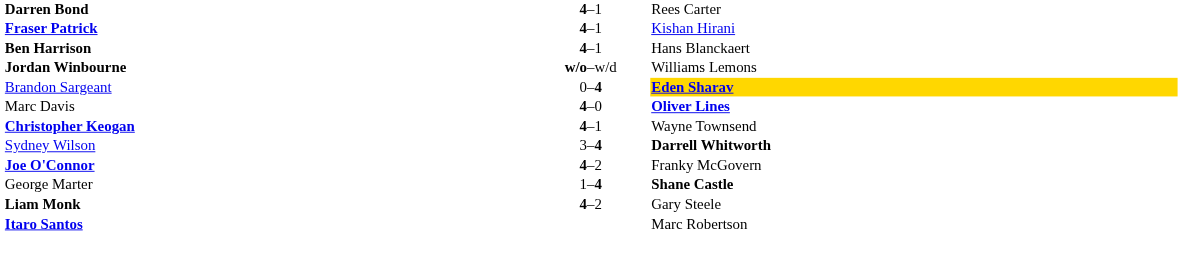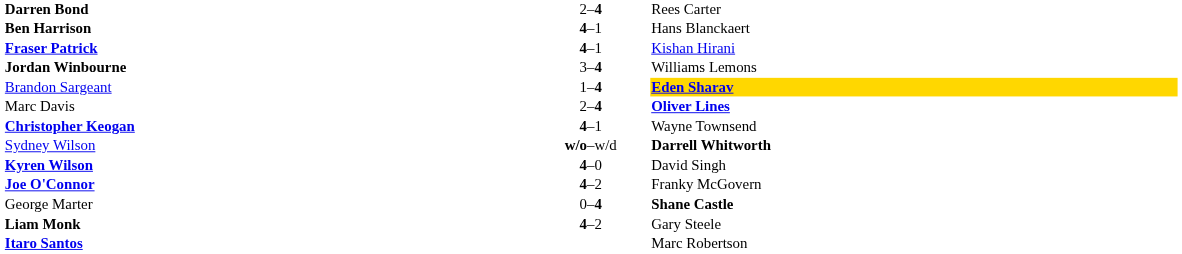(591, 9) 4–1 -> (591, 9) 2–4
rows swapped: (51, 28) <-> (48, 48)
(591, 67) w/o–w/d -> (591, 67) 3–4
(591, 87) 0–4 -> (591, 87) 1–4
(591, 106) 4–0 -> (591, 106) 2–4
(591, 145) 3–4 -> (591, 145) w/o–w/d
+ row: (49, 165)
(591, 184) 1–4 -> (591, 204) 0–4
